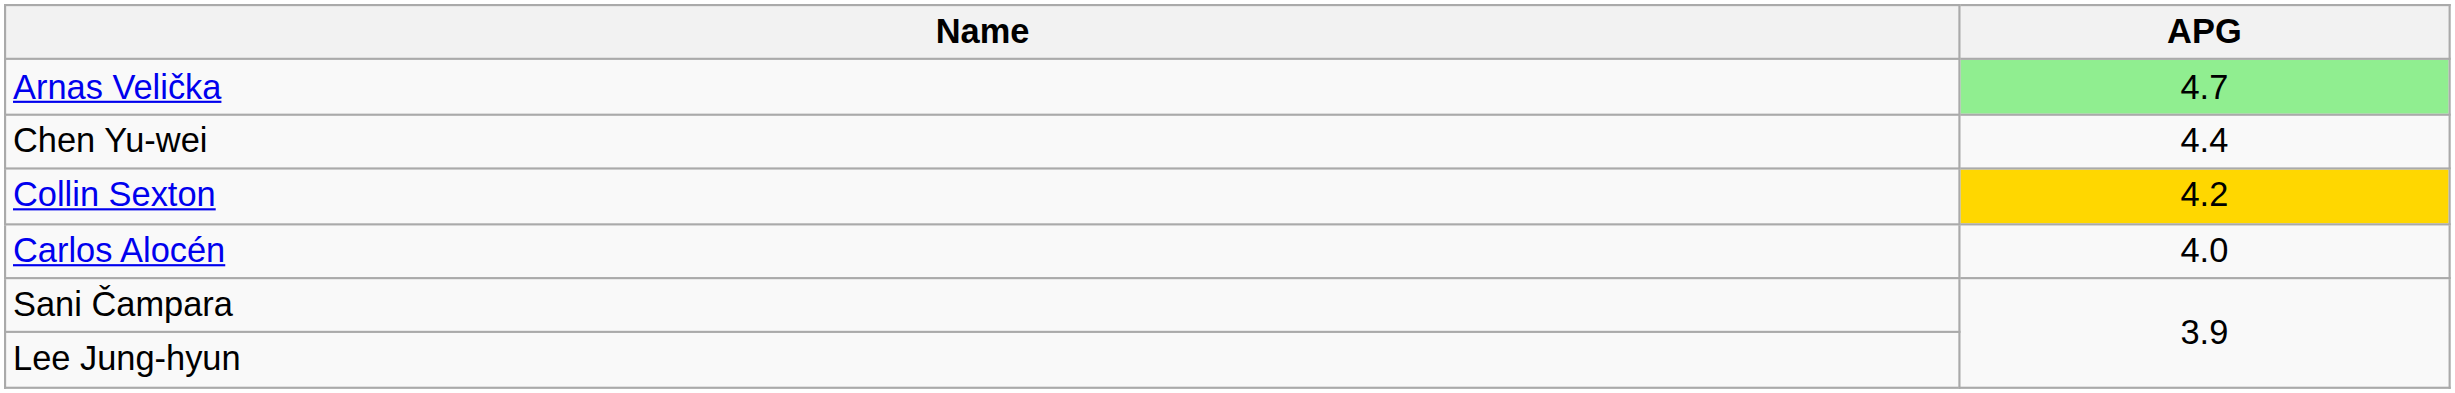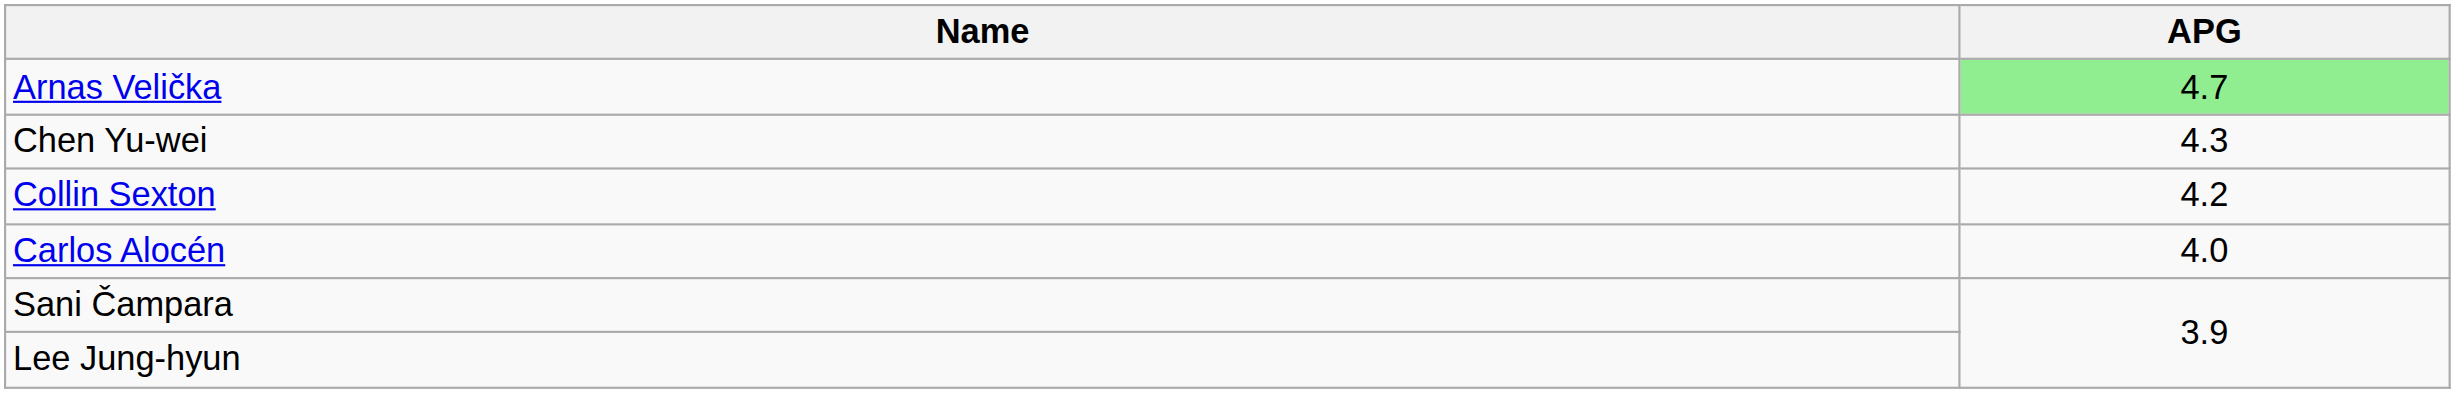(2204, 140) 4.4 -> (2204, 140) 4.3
(2204, 195) gold background -> (2204, 195) no background
